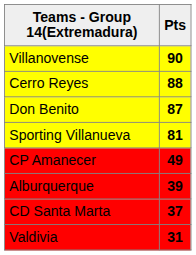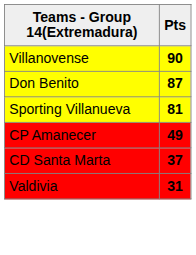- row: (49, 84)
- row: (52, 186)
